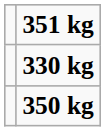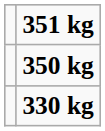rows swapped: (58, 105) <-> (58, 65)
